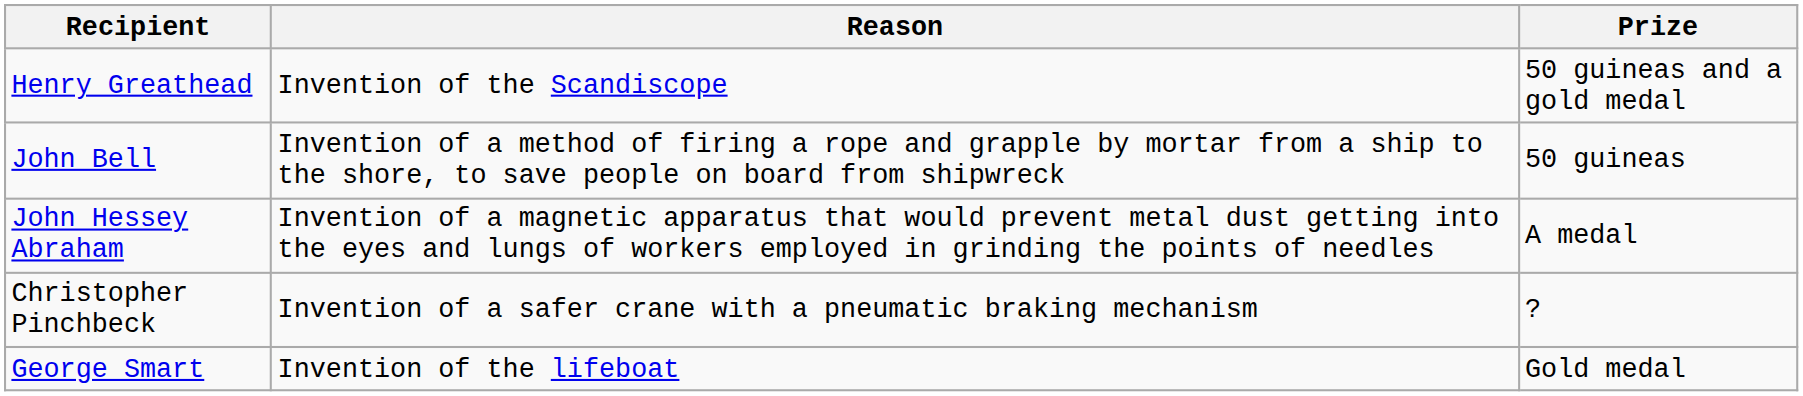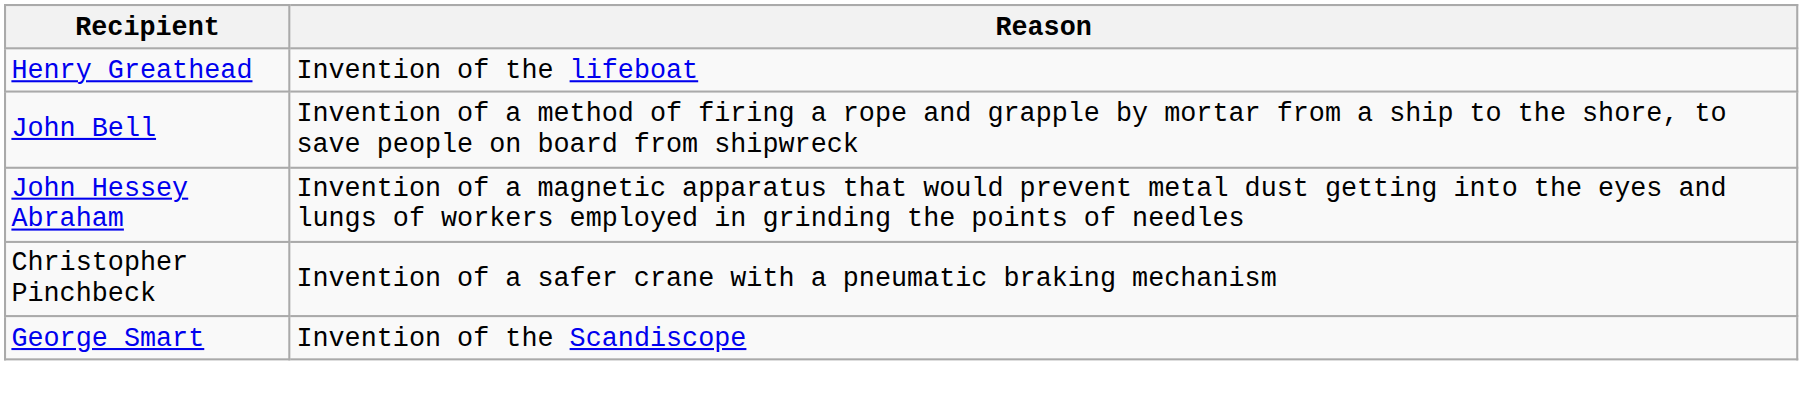- column: (1658, 27)
(503, 86) Invention of the Scandiscope -> (497, 70) Invention of the lifeboat
(478, 369) Invention of the lifeboat -> (521, 338) Invention of the Scandiscope
